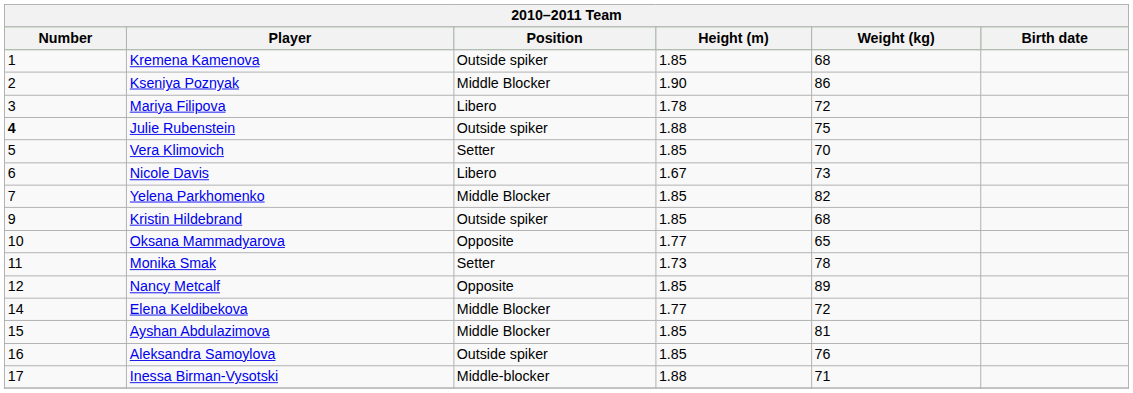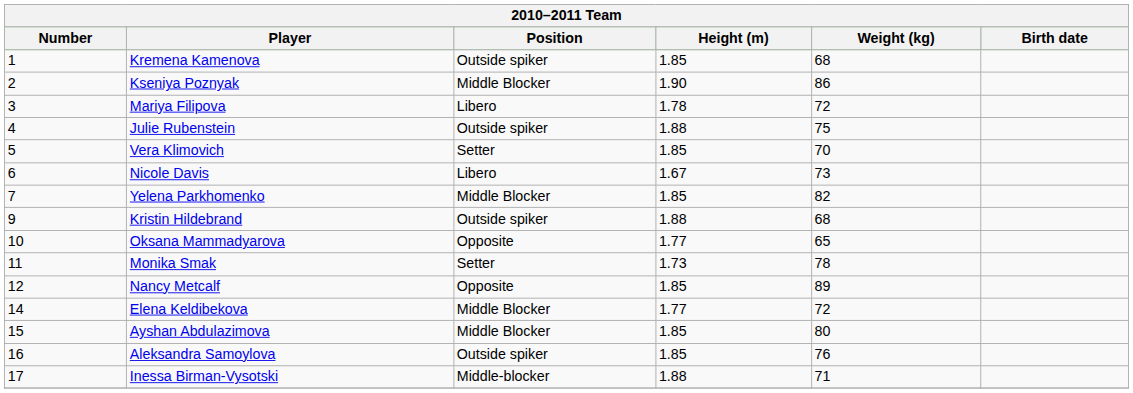(12, 128) bold -> (12, 128) normal
(673, 219) 1.85 -> (673, 219) 1.88
(822, 331) 81 -> (822, 331) 80
